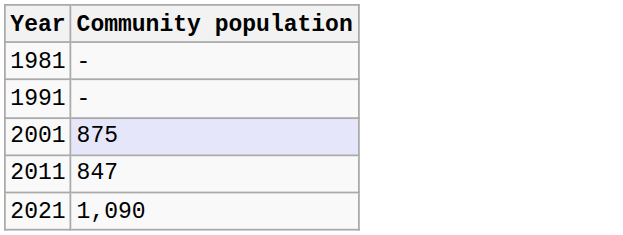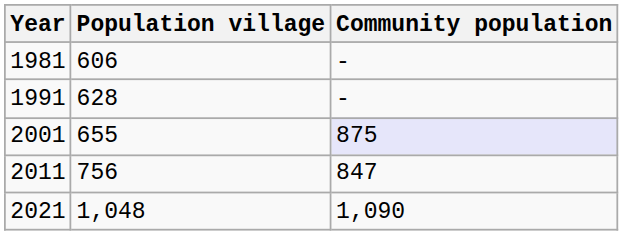+ column: (201, 24)
